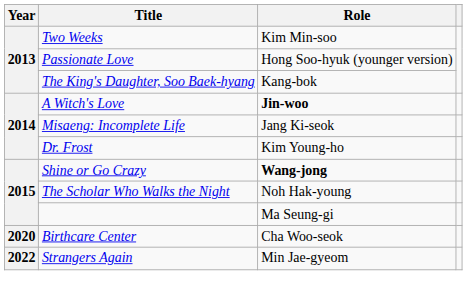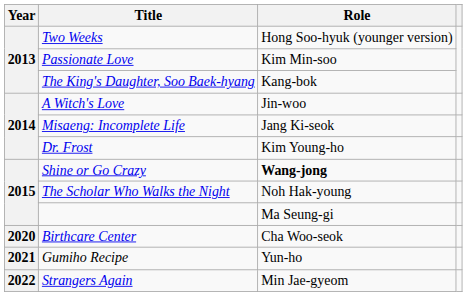(299, 37) Kim Min-soo -> (357, 37) Hong Soo-hyuk (younger version)
(357, 59) Hong Soo-hyuk (younger version) -> (299, 59) Kim Min-soo
(285, 103) bold -> (284, 103) normal
+ row: (85, 258)
